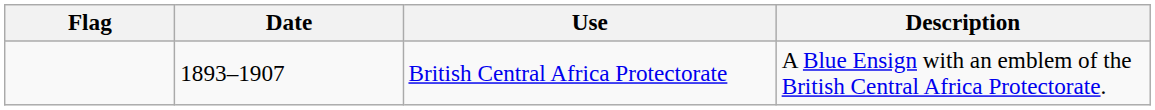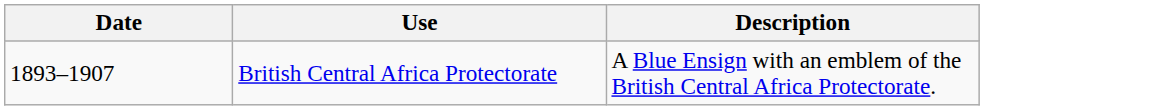- column: (90, 22)
